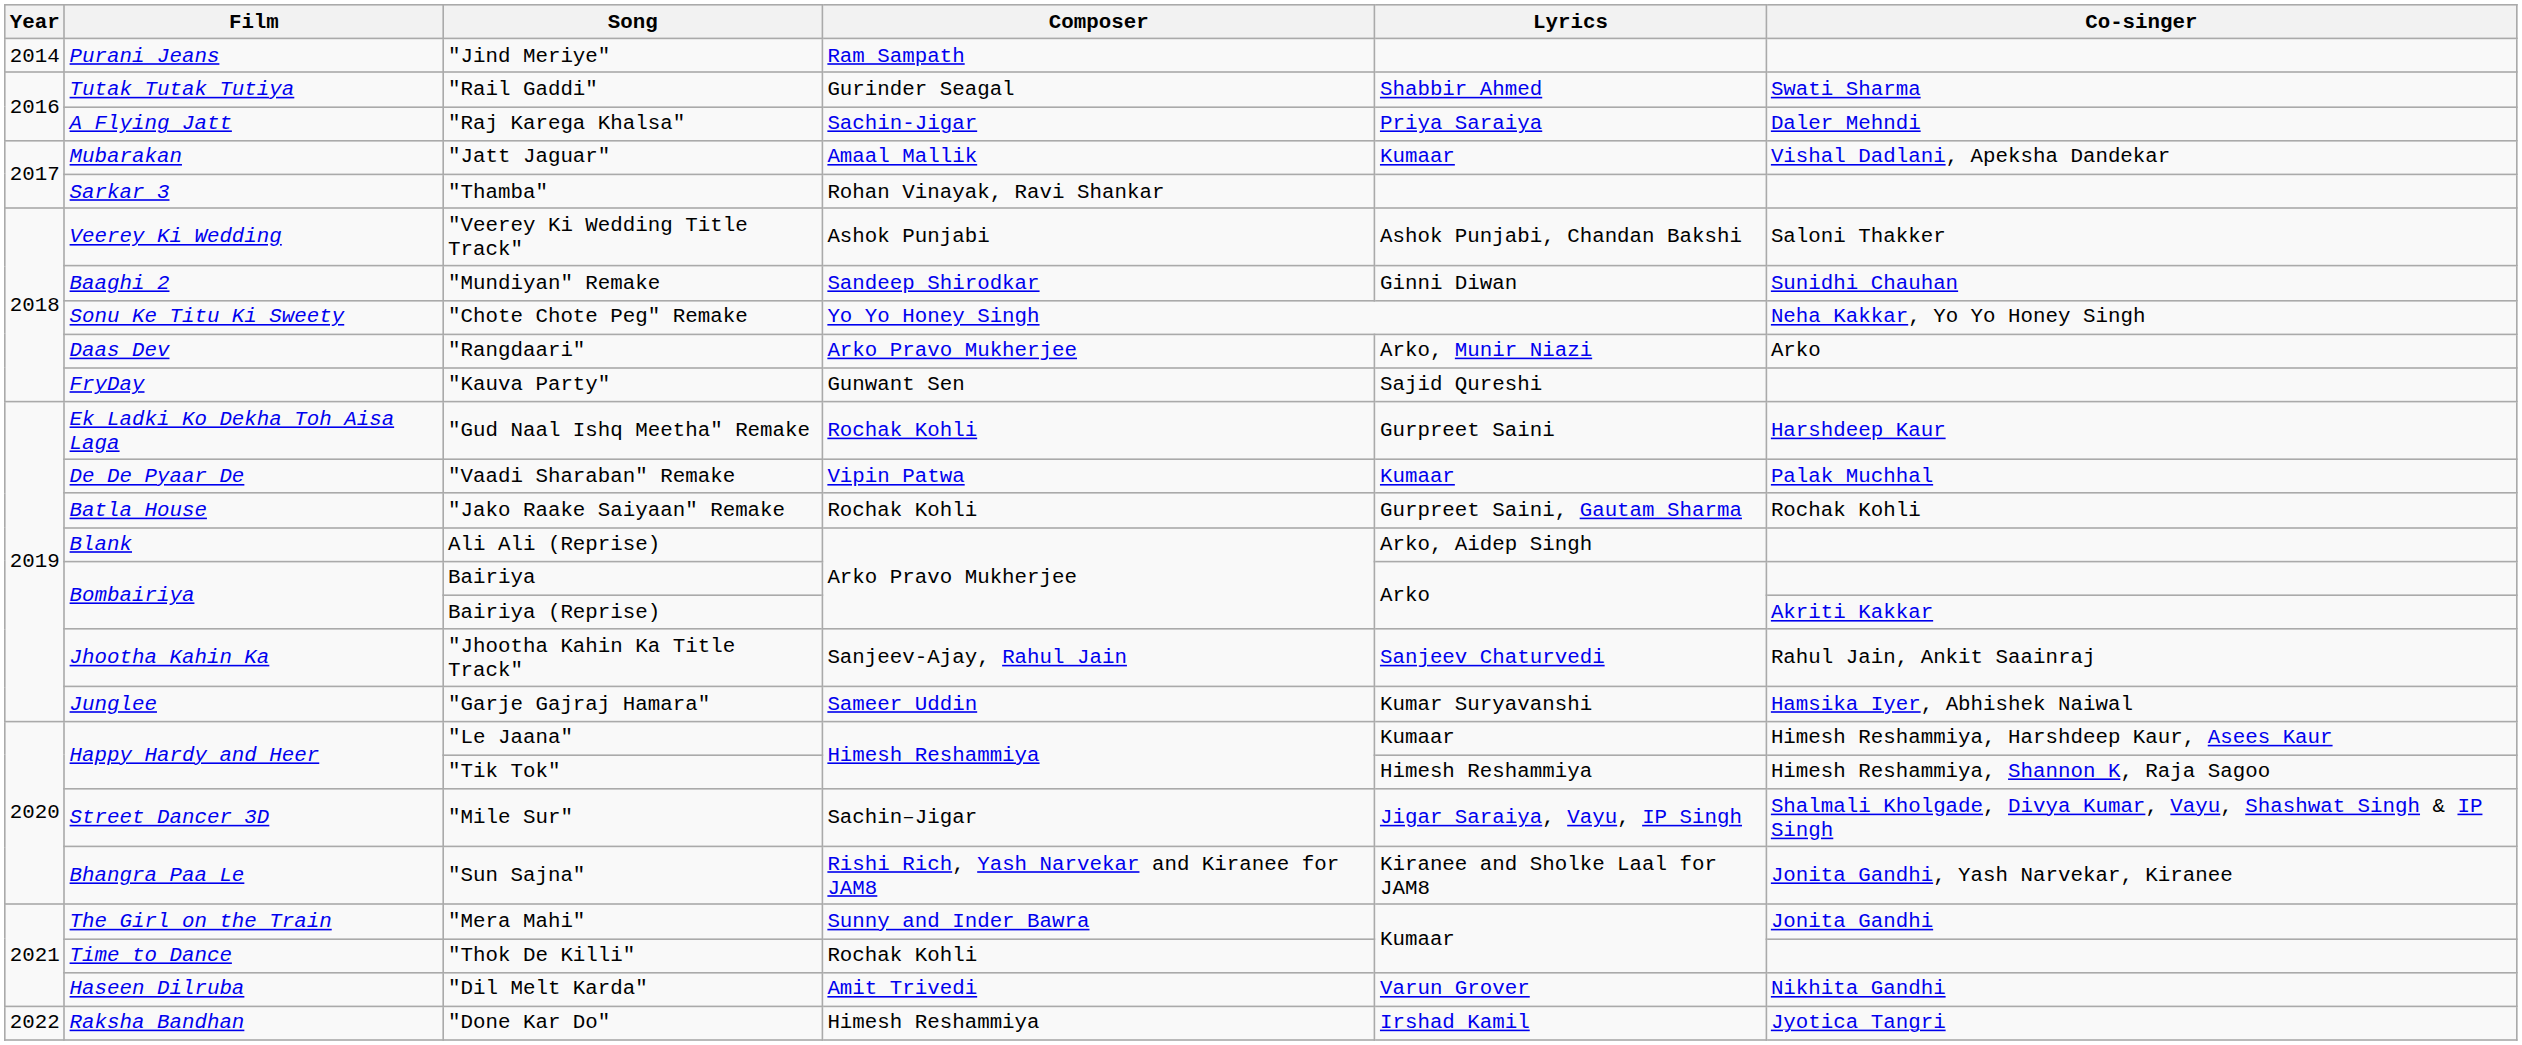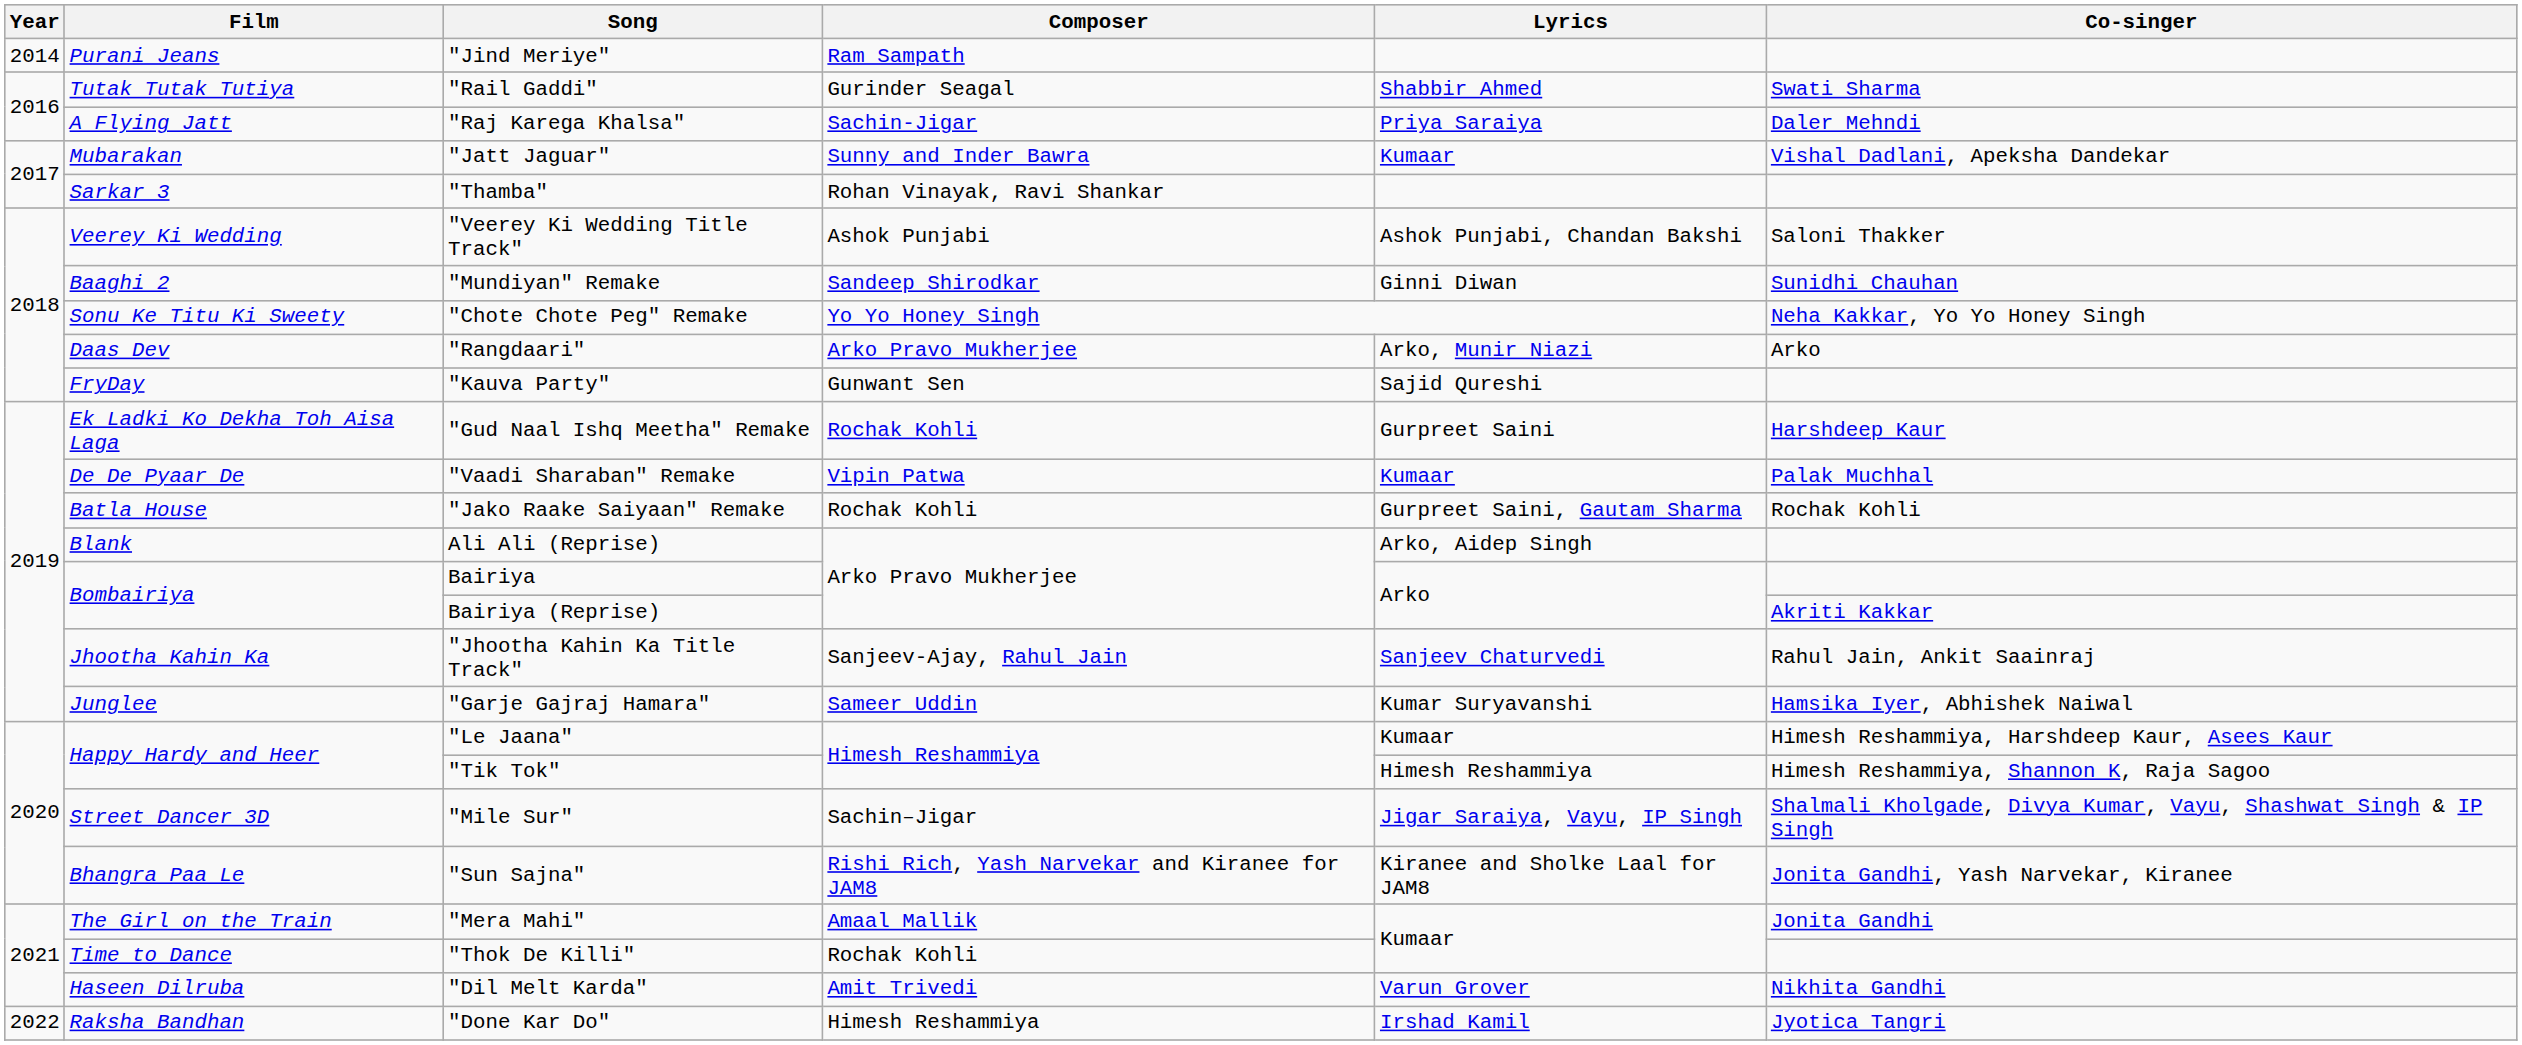(902, 157) Amaal Mallik -> (958, 157) Sunny and Inder Bawra
(958, 921) Sunny and Inder Bawra -> (902, 921) Amaal Mallik
